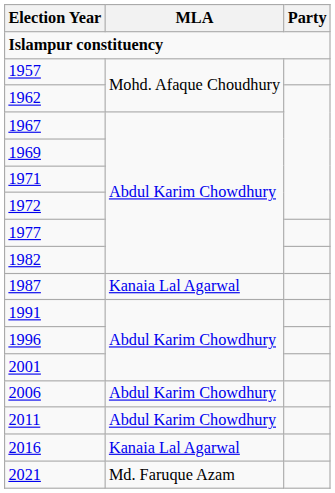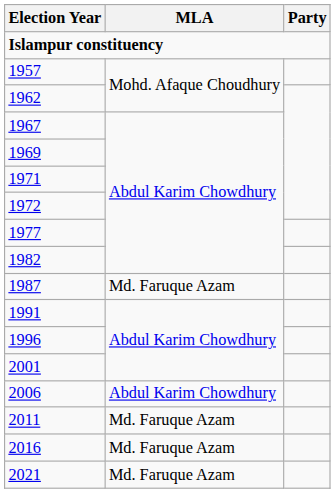(174, 286) Kanaia Lal Agarwal -> (172, 286) Md. Faruque Azam
(192, 420) Abdul Karim Chowdhury -> (172, 420) Md. Faruque Azam
(174, 447) Kanaia Lal Agarwal -> (172, 447) Md. Faruque Azam
